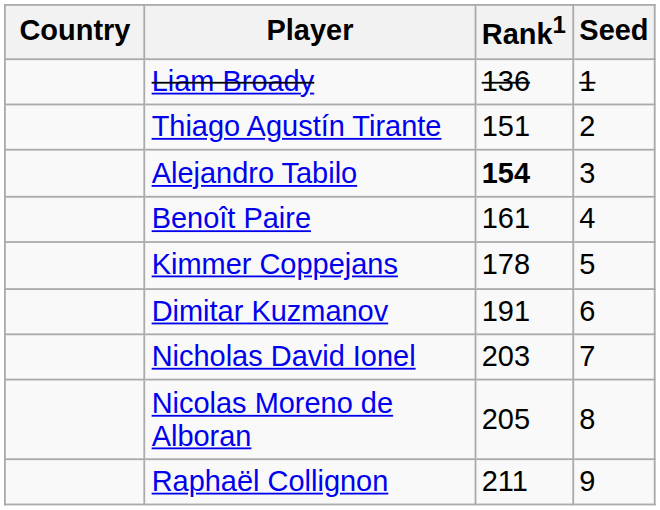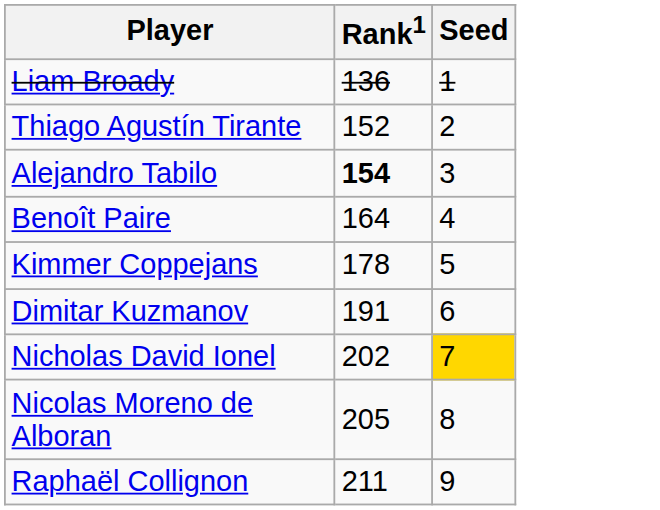- column: (75, 31)
(506, 127) 151 -> (366, 127) 152
(506, 219) 161 -> (366, 219) 164
(506, 356) 203 -> (366, 356) 202
(587, 356) no background -> (447, 356) gold background
